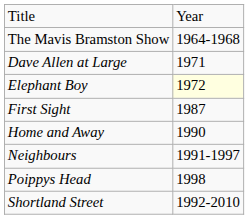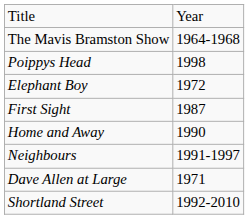rows swapped: (67, 62) <-> (49, 179)
(191, 86) lightyellow background -> (191, 86) no background
